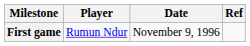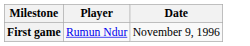- column: (234, 13)
